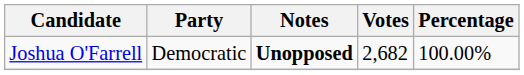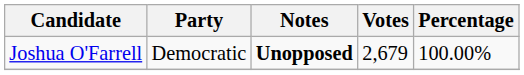(385, 52) 2,682 -> (385, 52) 2,679
